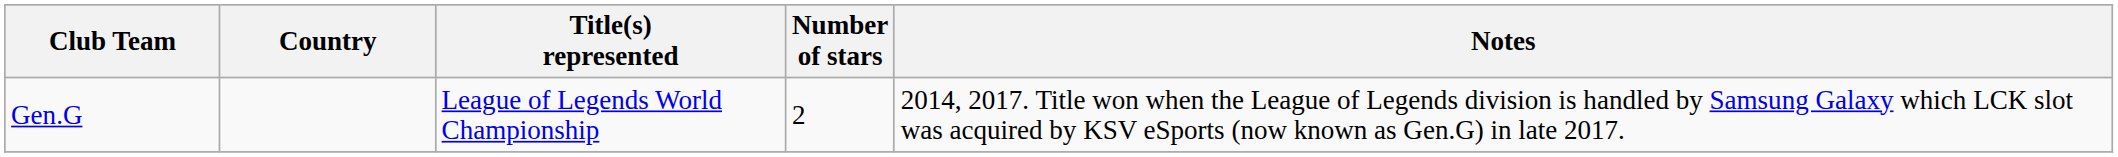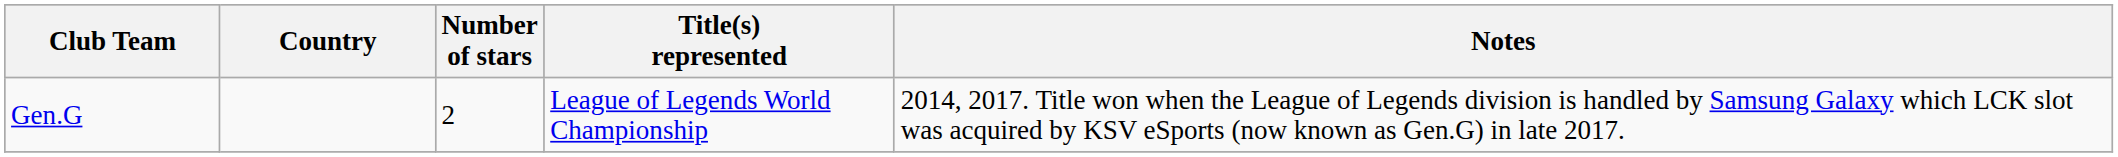columns swapped: (611, 41) <-> (840, 41)
